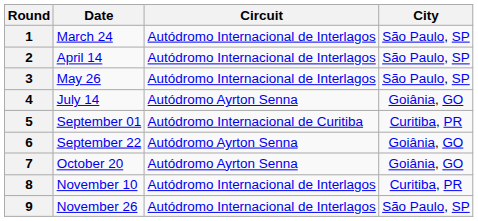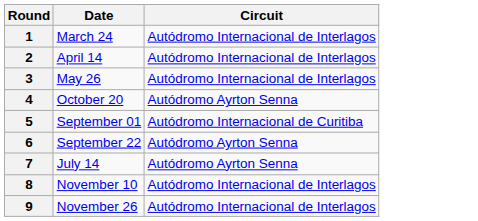- column: (426, 15)
(78, 100) July 14 -> (90, 100) October 20
(90, 163) October 20 -> (78, 163) July 14
